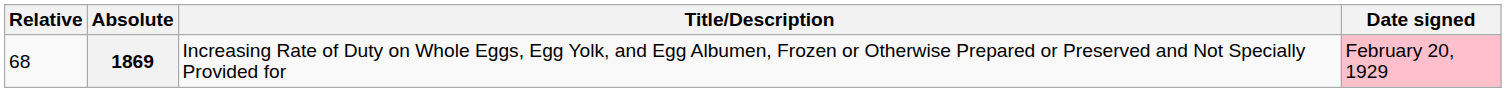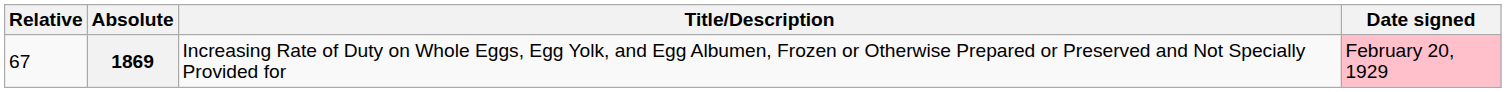(20, 60) 68 -> (20, 60) 67
